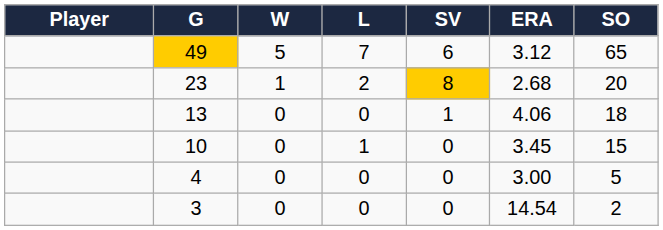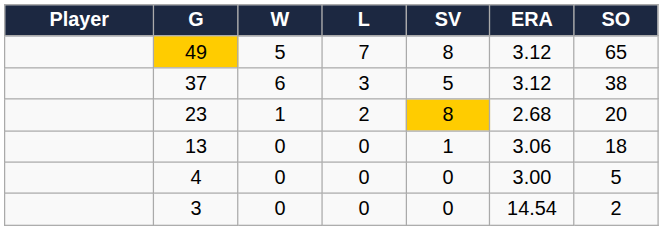(448, 51) 6 -> (448, 51) 8
+ row: (196, 83)
(532, 114) 4.06 -> (532, 146) 3.06
- row: (196, 146)
